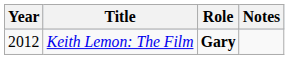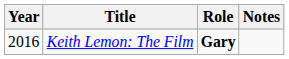(24, 41) 2012 -> (24, 41) 2016
